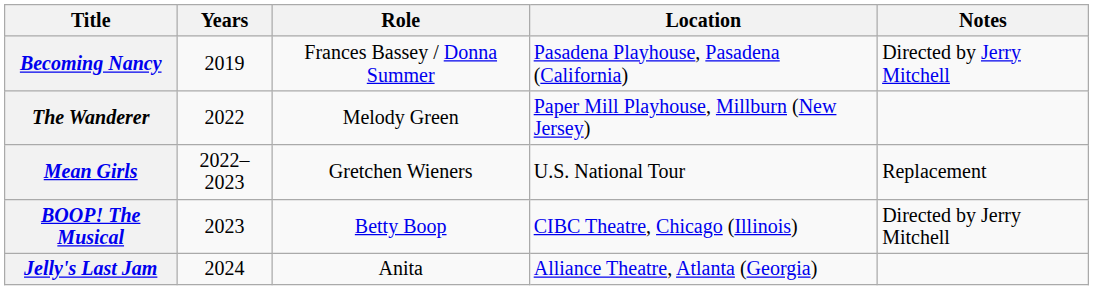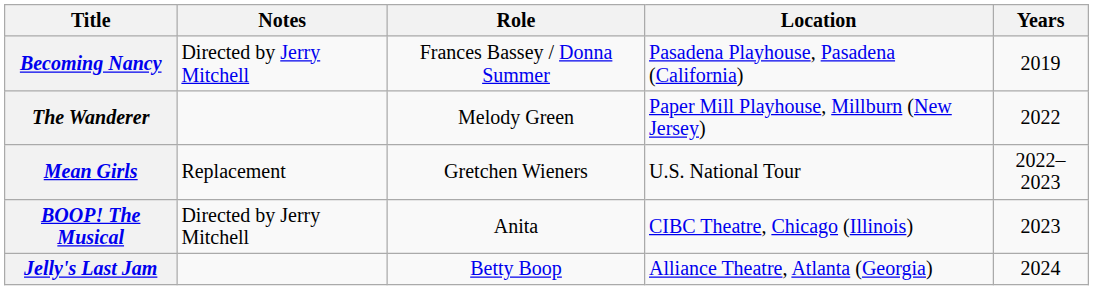columns swapped: (225, 20) <-> (983, 20)
(401, 225) Betty Boop -> (516, 225) Anita
(401, 268) Anita -> (516, 268) Betty Boop
